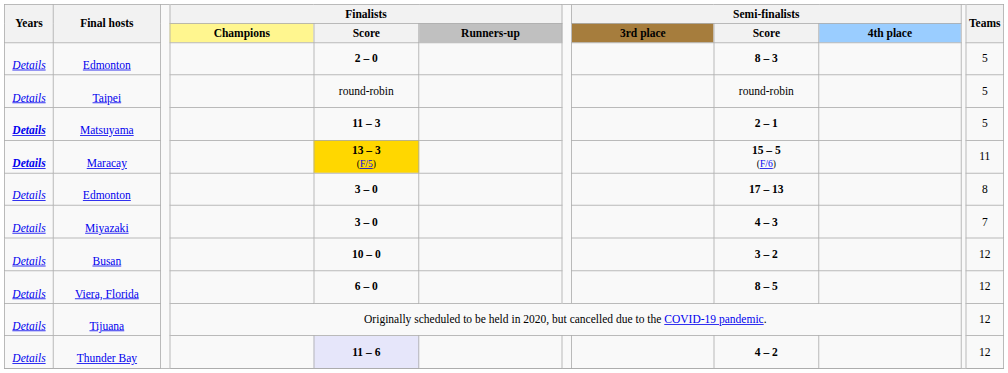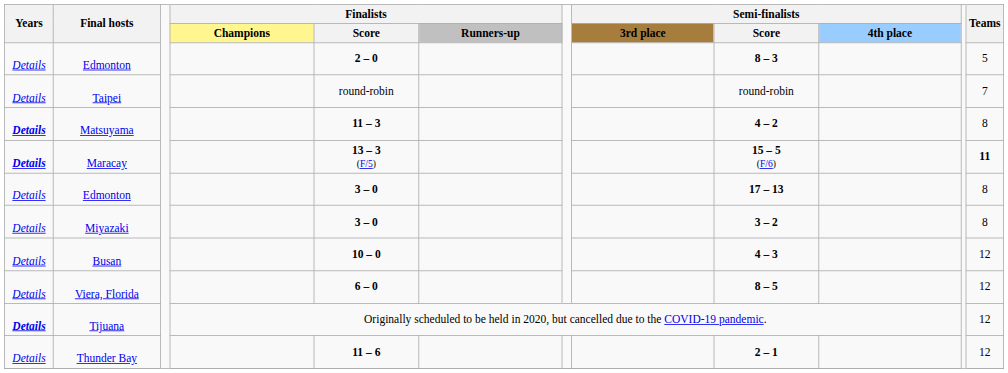(985, 91) 5 -> (985, 91) 7
(766, 124) 2 – 1 -> (766, 124) 4 – 2
(985, 124) 5 -> (985, 124) 8
(366, 156) gold background -> (366, 156) no background
(985, 156) normal -> (985, 156) bold
(766, 222) 4 – 3 -> (766, 222) 3 – 2
(985, 222) 7 -> (985, 222) 8
(766, 254) 3 – 2 -> (766, 254) 4 – 3
(29, 326) normal -> (29, 326) bold
(366, 352) lavender background -> (366, 352) no background
(766, 352) 4 – 2 -> (766, 352) 2 – 1
